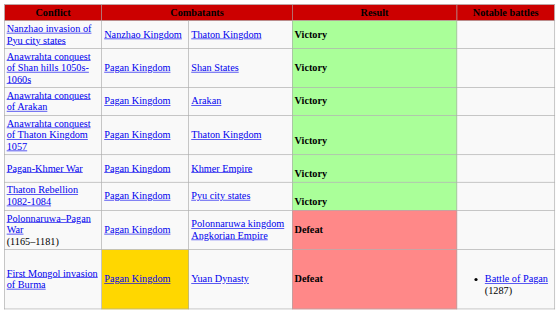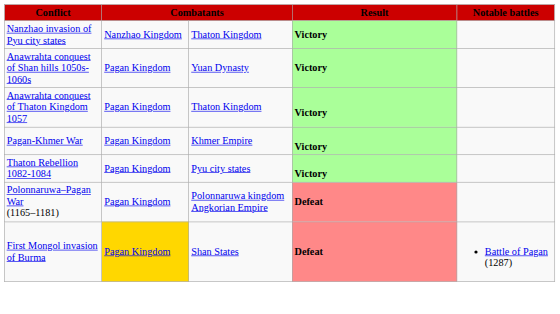(215, 68) Shan States -> (220, 68) Yuan Dynasty
- row: (49, 101)
(220, 279) Yuan Dynasty -> (215, 251) Shan States
